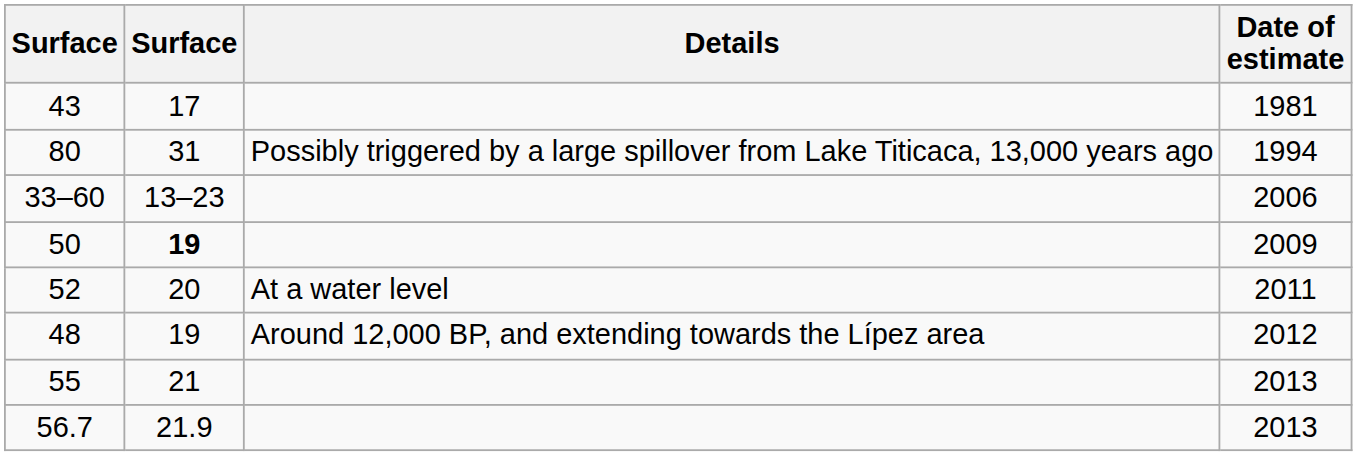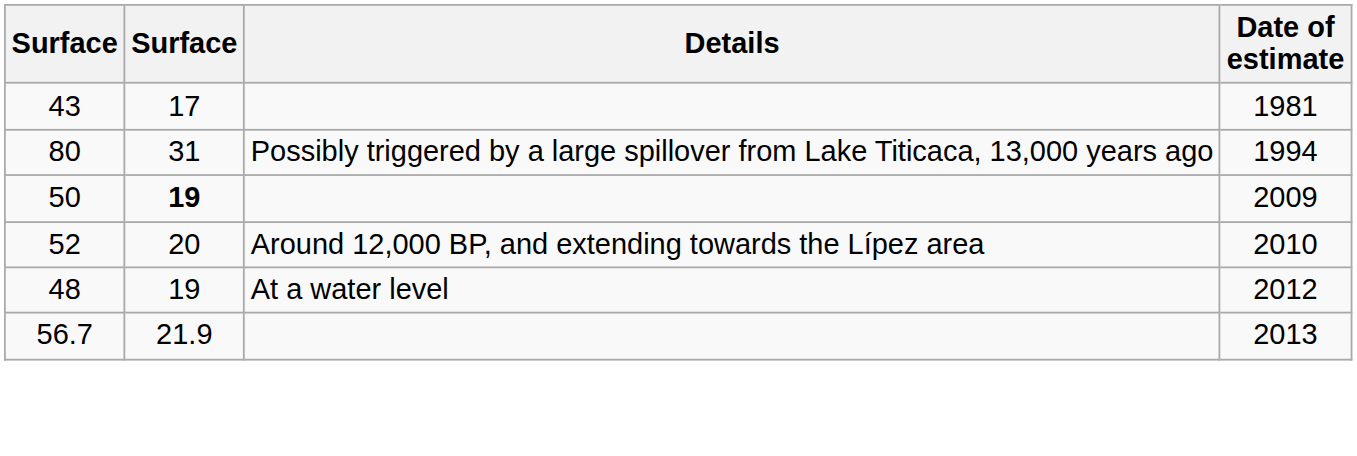- row: (65, 197)
(350, 289) At a water level -> (618, 243) Around 12,000 BP, and extending towards the Lípez area
(1285, 289) 2011 -> (1285, 243) 2010
(618, 335) Around 12,000 BP, and extending towards the Lípez area -> (350, 289) At a water level
- row: (65, 381)
